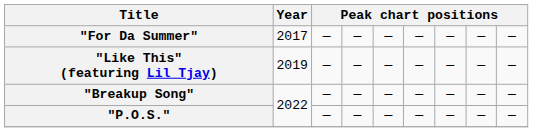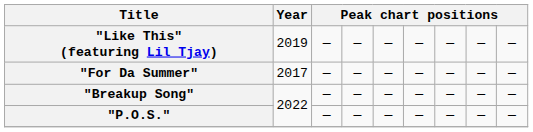rows swapped: (139, 37) <-> (139, 66)
